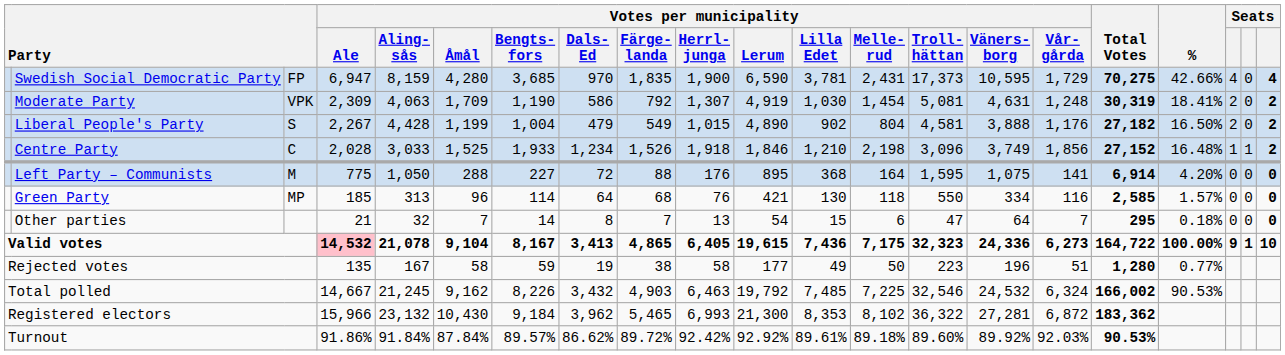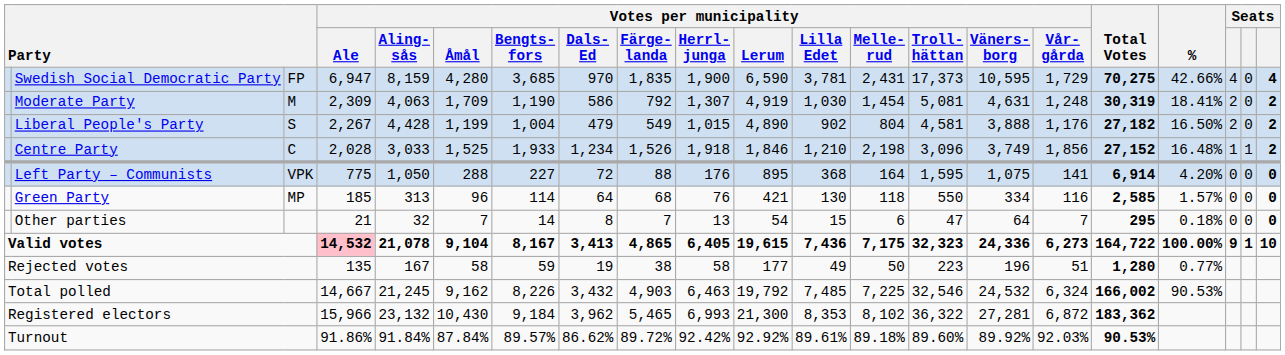(300, 103) VPK -> (292, 103) M
(292, 175) M -> (300, 175) VPK
